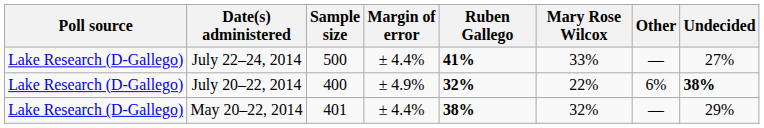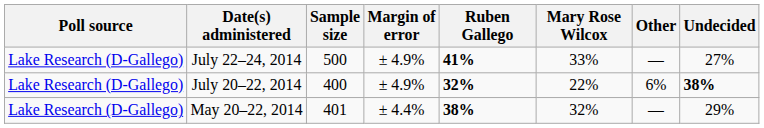(402, 60) ± 4.4% -> (402, 60) ± 4.9%
